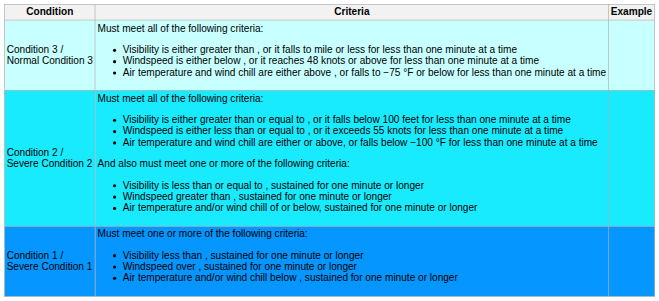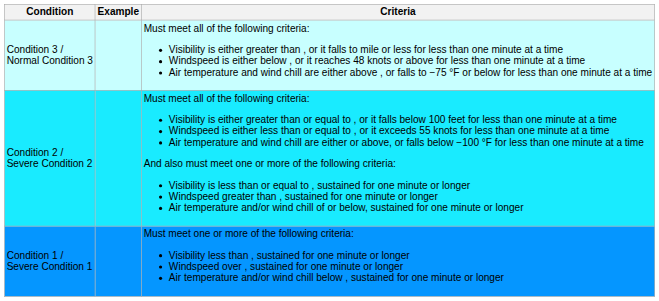columns swapped: (352, 12) <-> (631, 12)
